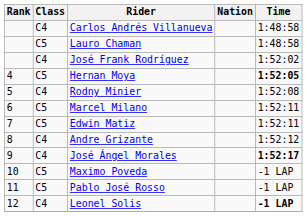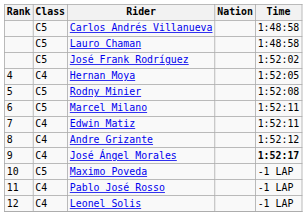(41, 29) C4 -> (41, 29) C5
(41, 61) C4 -> (41, 61) C5
(41, 77) C5 -> (41, 77) C4
(278, 77) bold -> (278, 77) normal
(41, 92) C4 -> (41, 92) C5
(41, 124) C5 -> (41, 124) C4
(41, 188) C5 -> (41, 188) C4
(276, 204) bold -> (276, 204) normal
